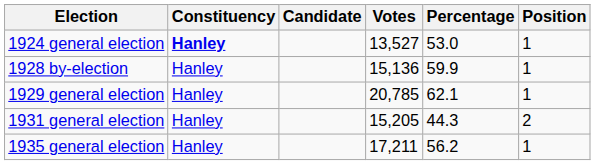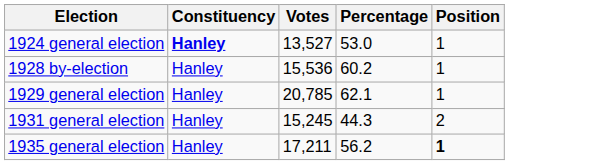- column: (322, 17)
(394, 69) 15,136 -> (308, 69) 15,536
(442, 69) 59.9 -> (356, 69) 60.2
(394, 120) 15,205 -> (308, 120) 15,245
(527, 146) normal -> (440, 146) bold
